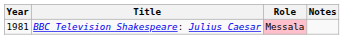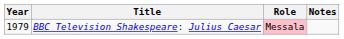(18, 27) 1981 -> (18, 27) 1979
